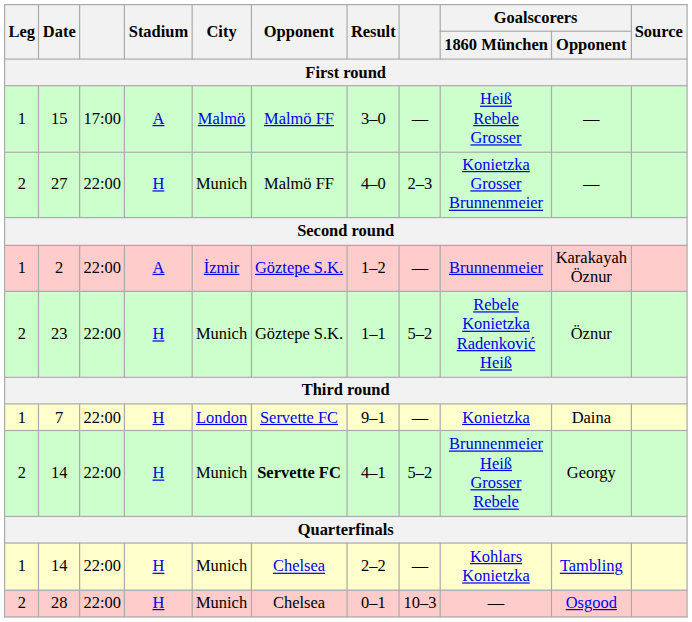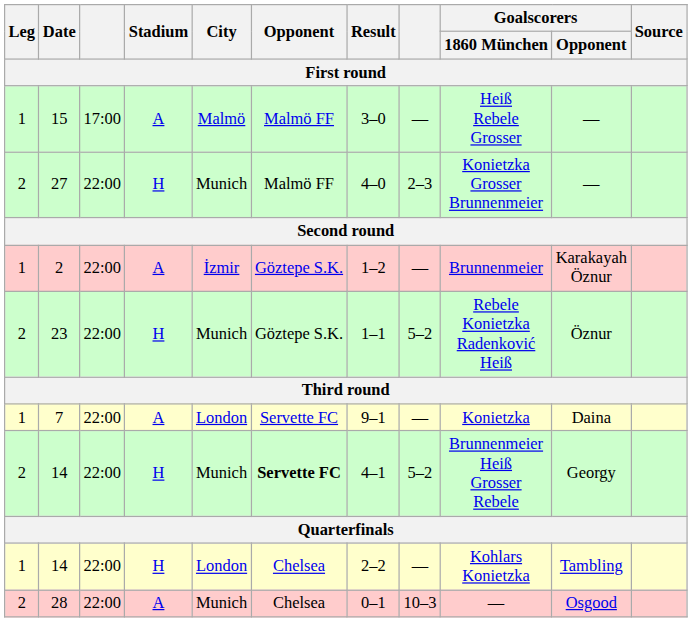(158, 416) H -> (158, 416) A
(222, 566) Munich -> (222, 566) London
(158, 602) H -> (158, 602) A
